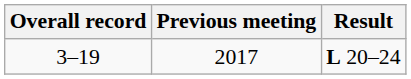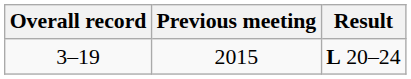(236, 56) 2017 -> (236, 56) 2015
